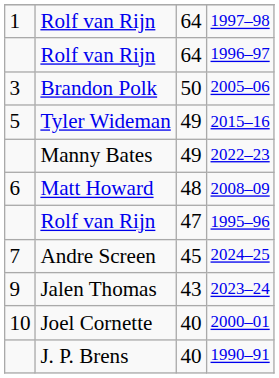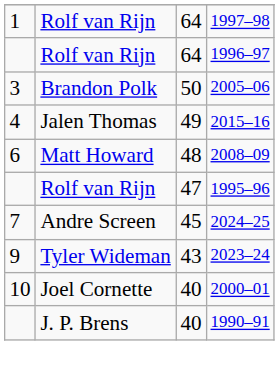(15, 121) 5 -> (15, 121) 4
(106, 121) Tyler Wideman -> (99, 121) Jalen Thomas
- row: (240, 155)
(99, 289) Jalen Thomas -> (106, 255) Tyler Wideman
